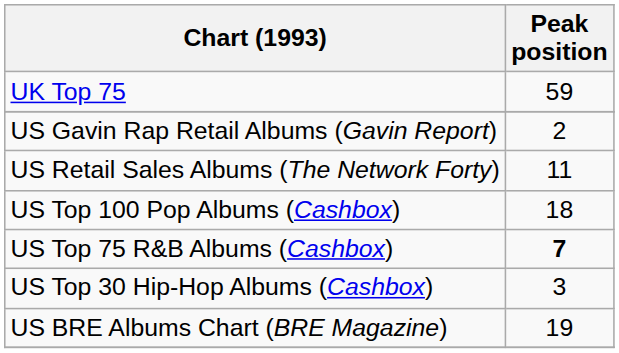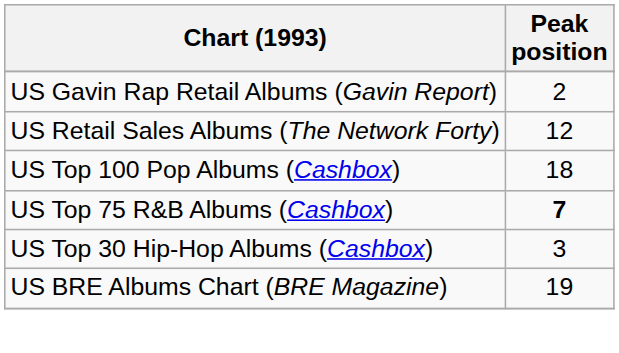- row: (68, 91)
(559, 170) 11 -> (559, 130) 12
